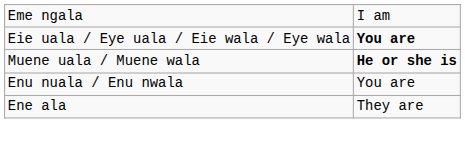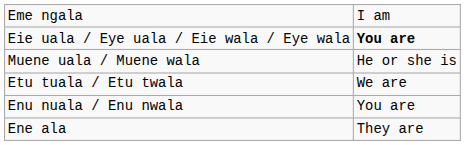(407, 61) bold -> (407, 61) normal
+ row: (95, 84)
